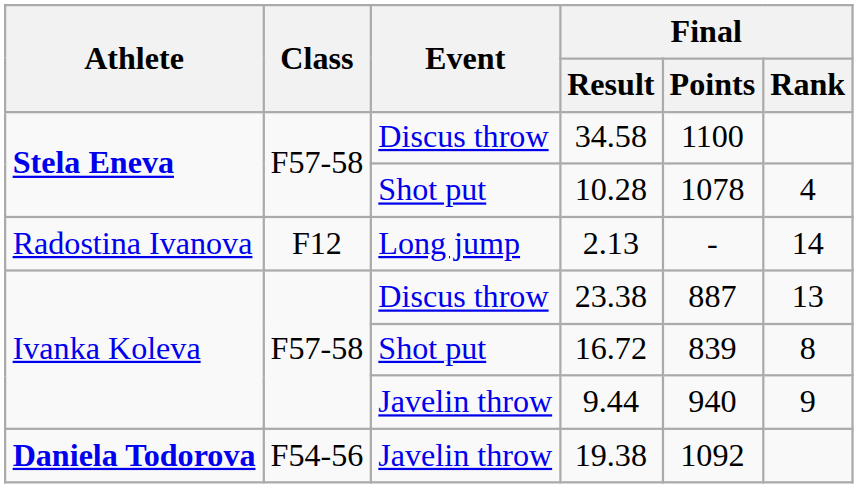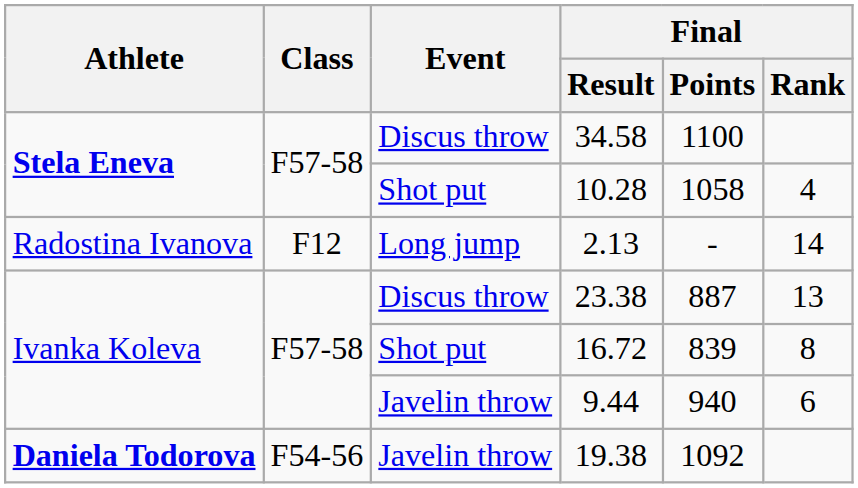(712, 190) 1078 -> (712, 190) 1058
(808, 402) 9 -> (808, 402) 6
